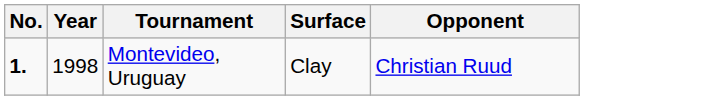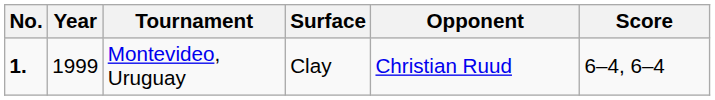+ column: (644, 20)
(75, 66) 1998 -> (75, 66) 1999
